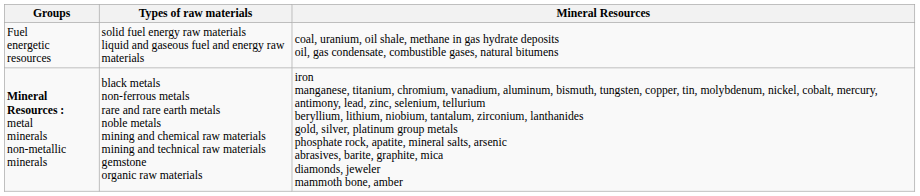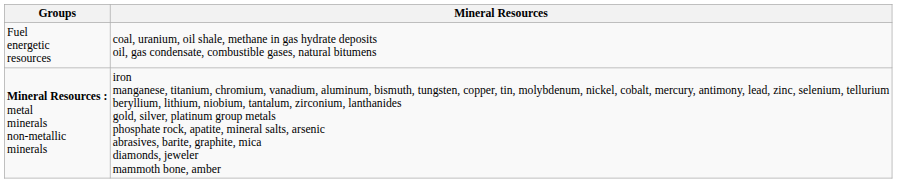- column: (195, 13)
